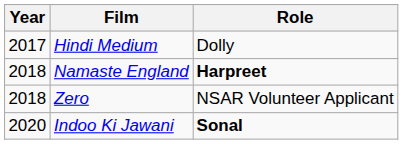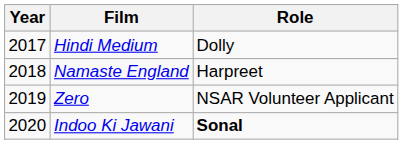(232, 71) bold -> (230, 71) normal
(27, 98) 2018 -> (27, 98) 2019
